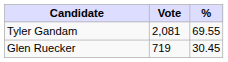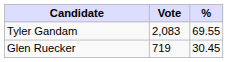(166, 31) 2,081 -> (166, 31) 2,083
